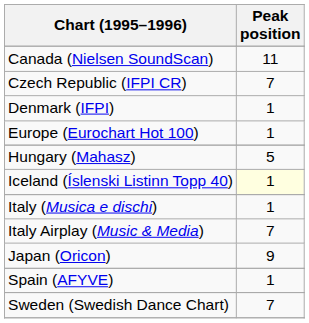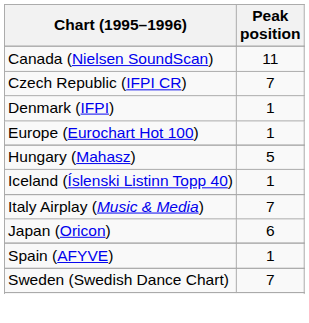(270, 181) lightyellow background -> (270, 181) no background
- row: (83, 206)
(270, 255) 9 -> (270, 231) 6
